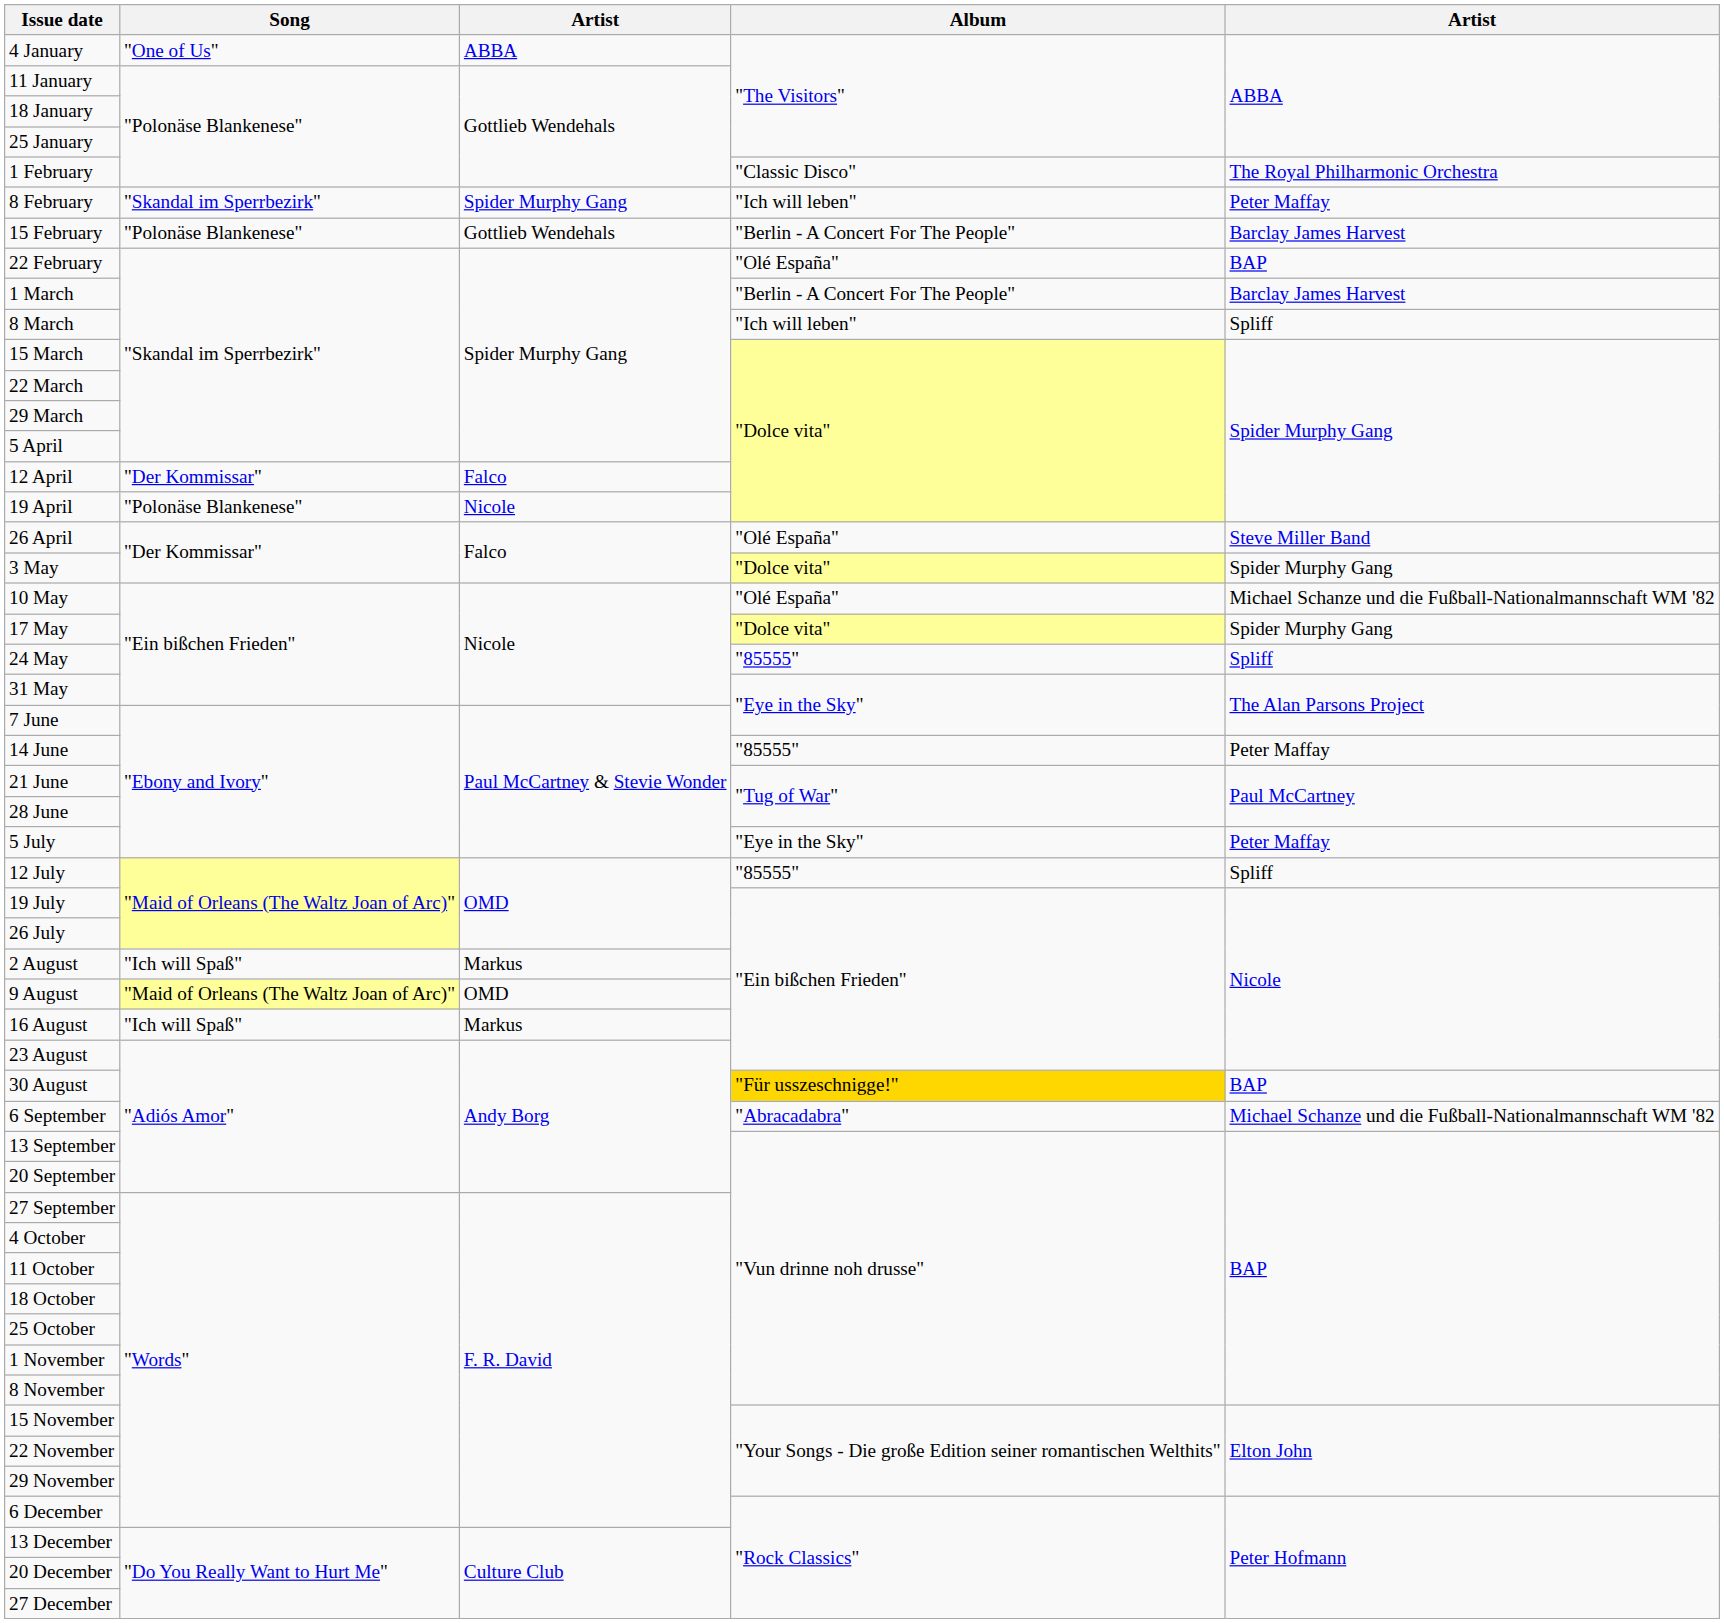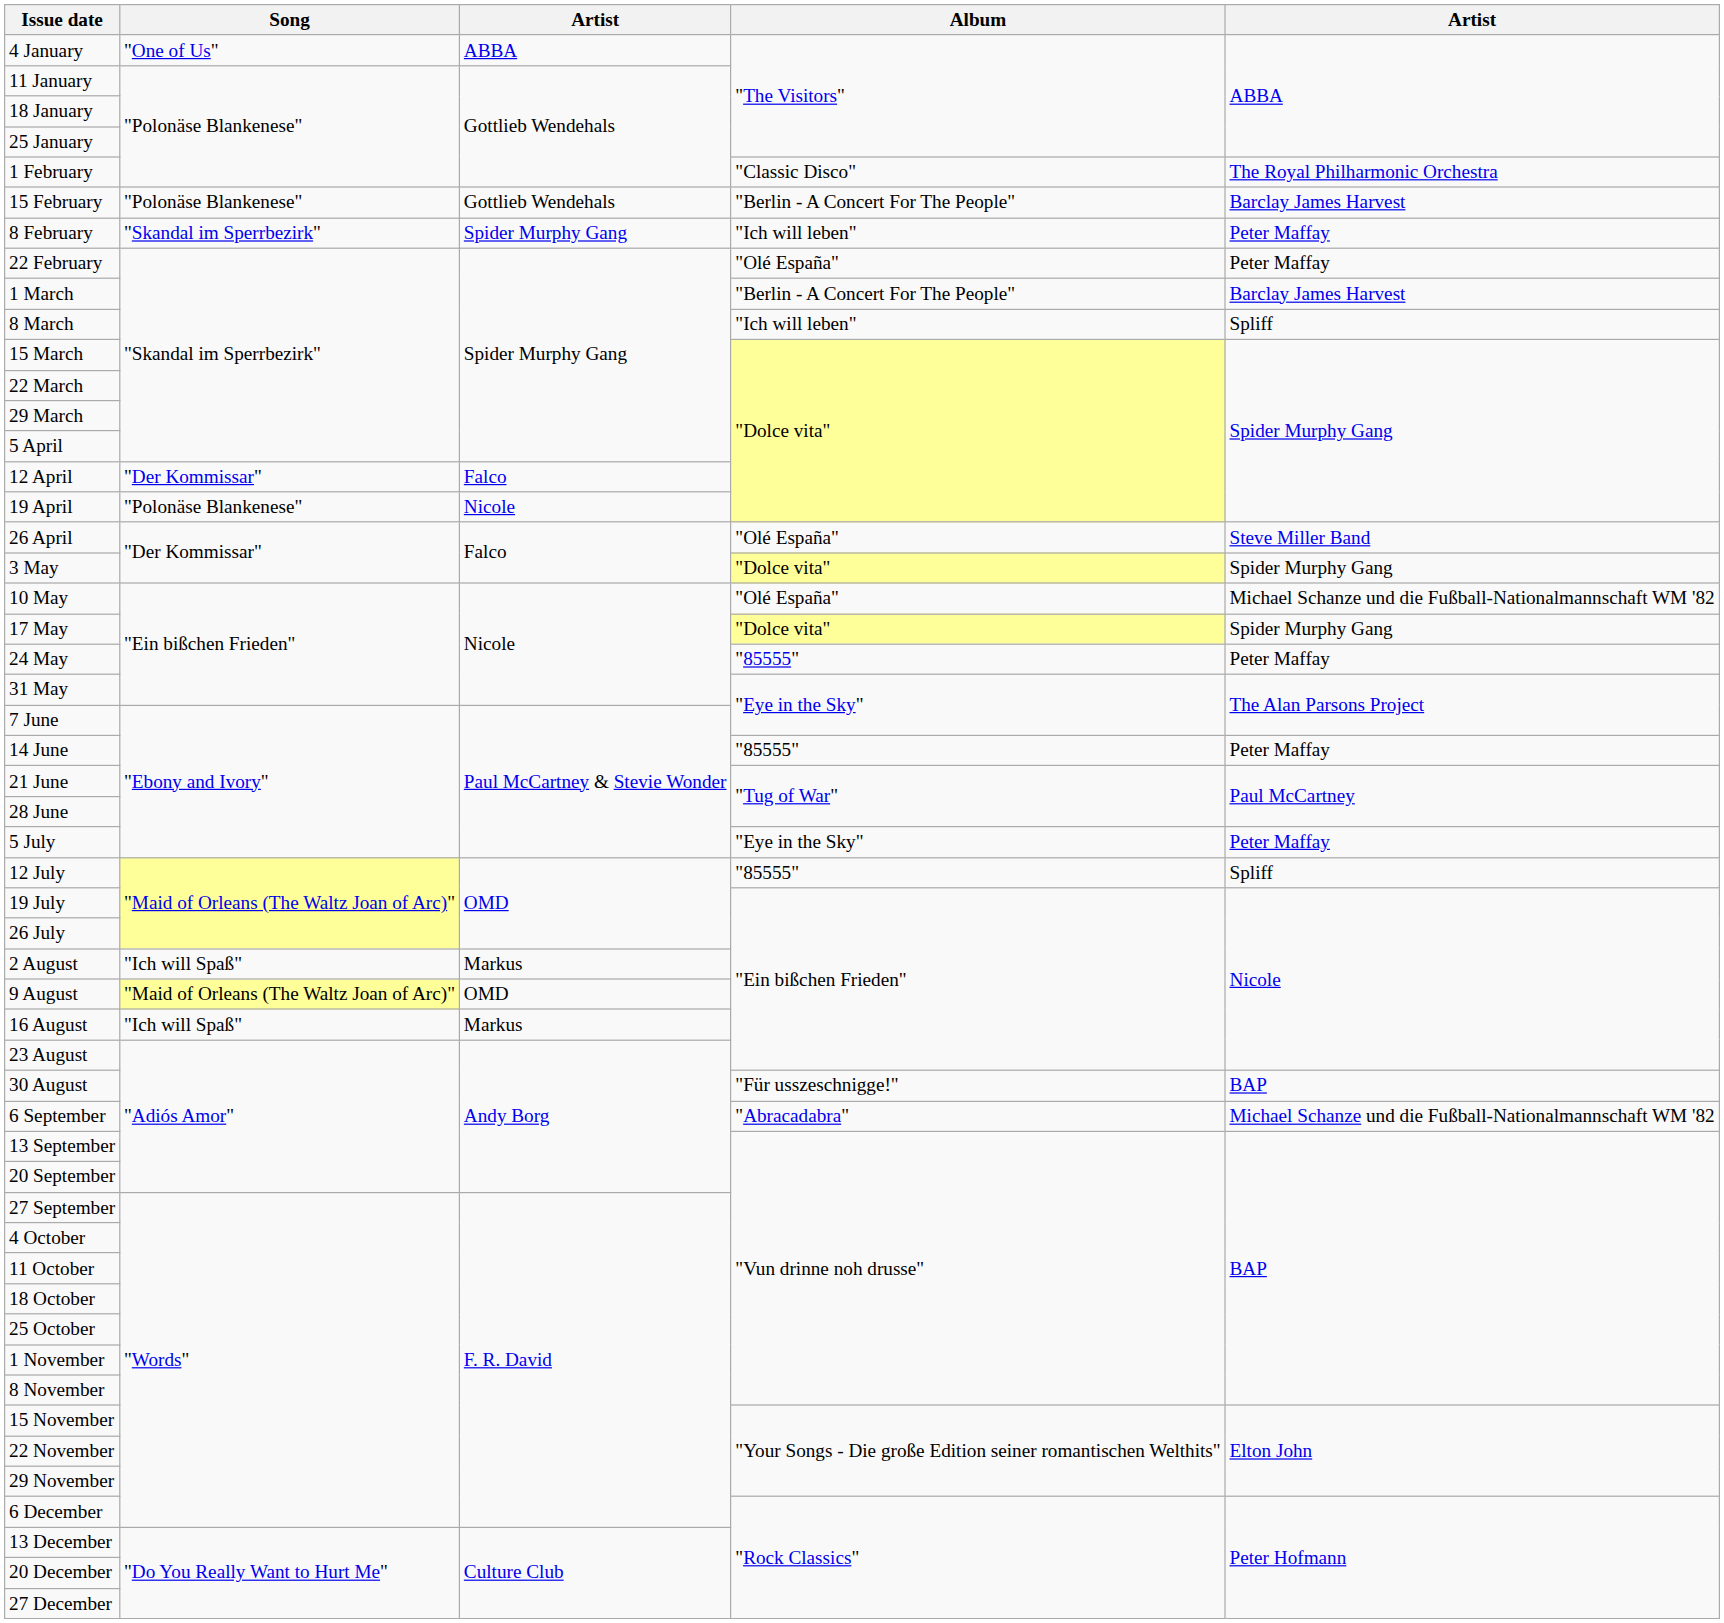rows swapped: (51, 202) <-> (56, 232)
(1248, 263) BAP -> (1280, 263) Peter Maffay
(1251, 659) Spliff -> (1280, 659) Peter Maffay
(817, 1085) gold background -> (817, 1085) no background
